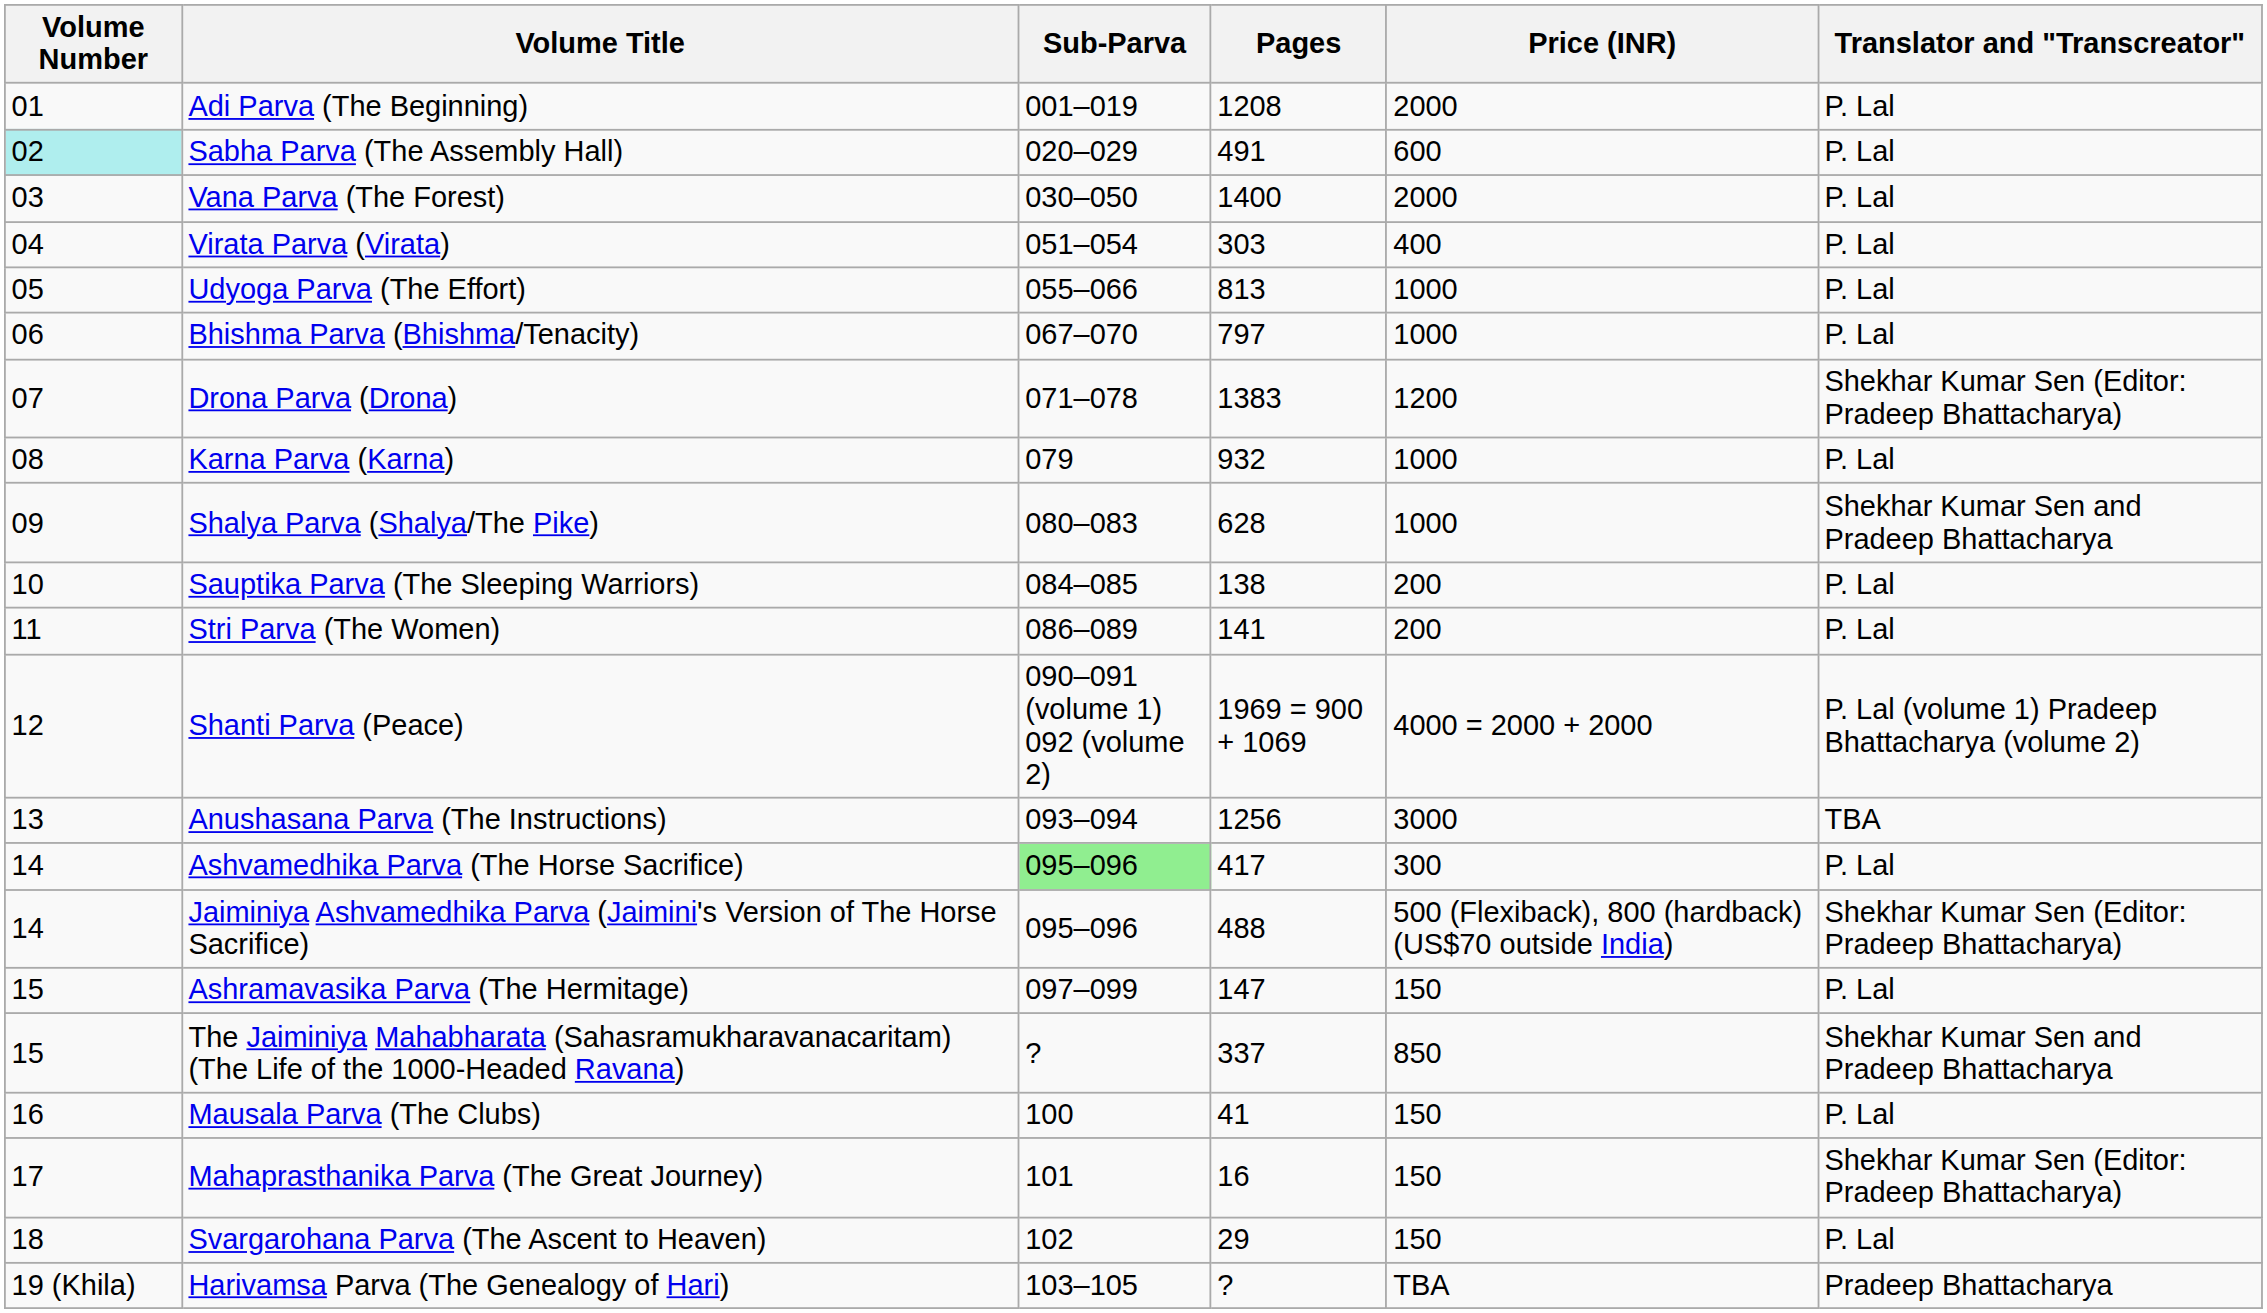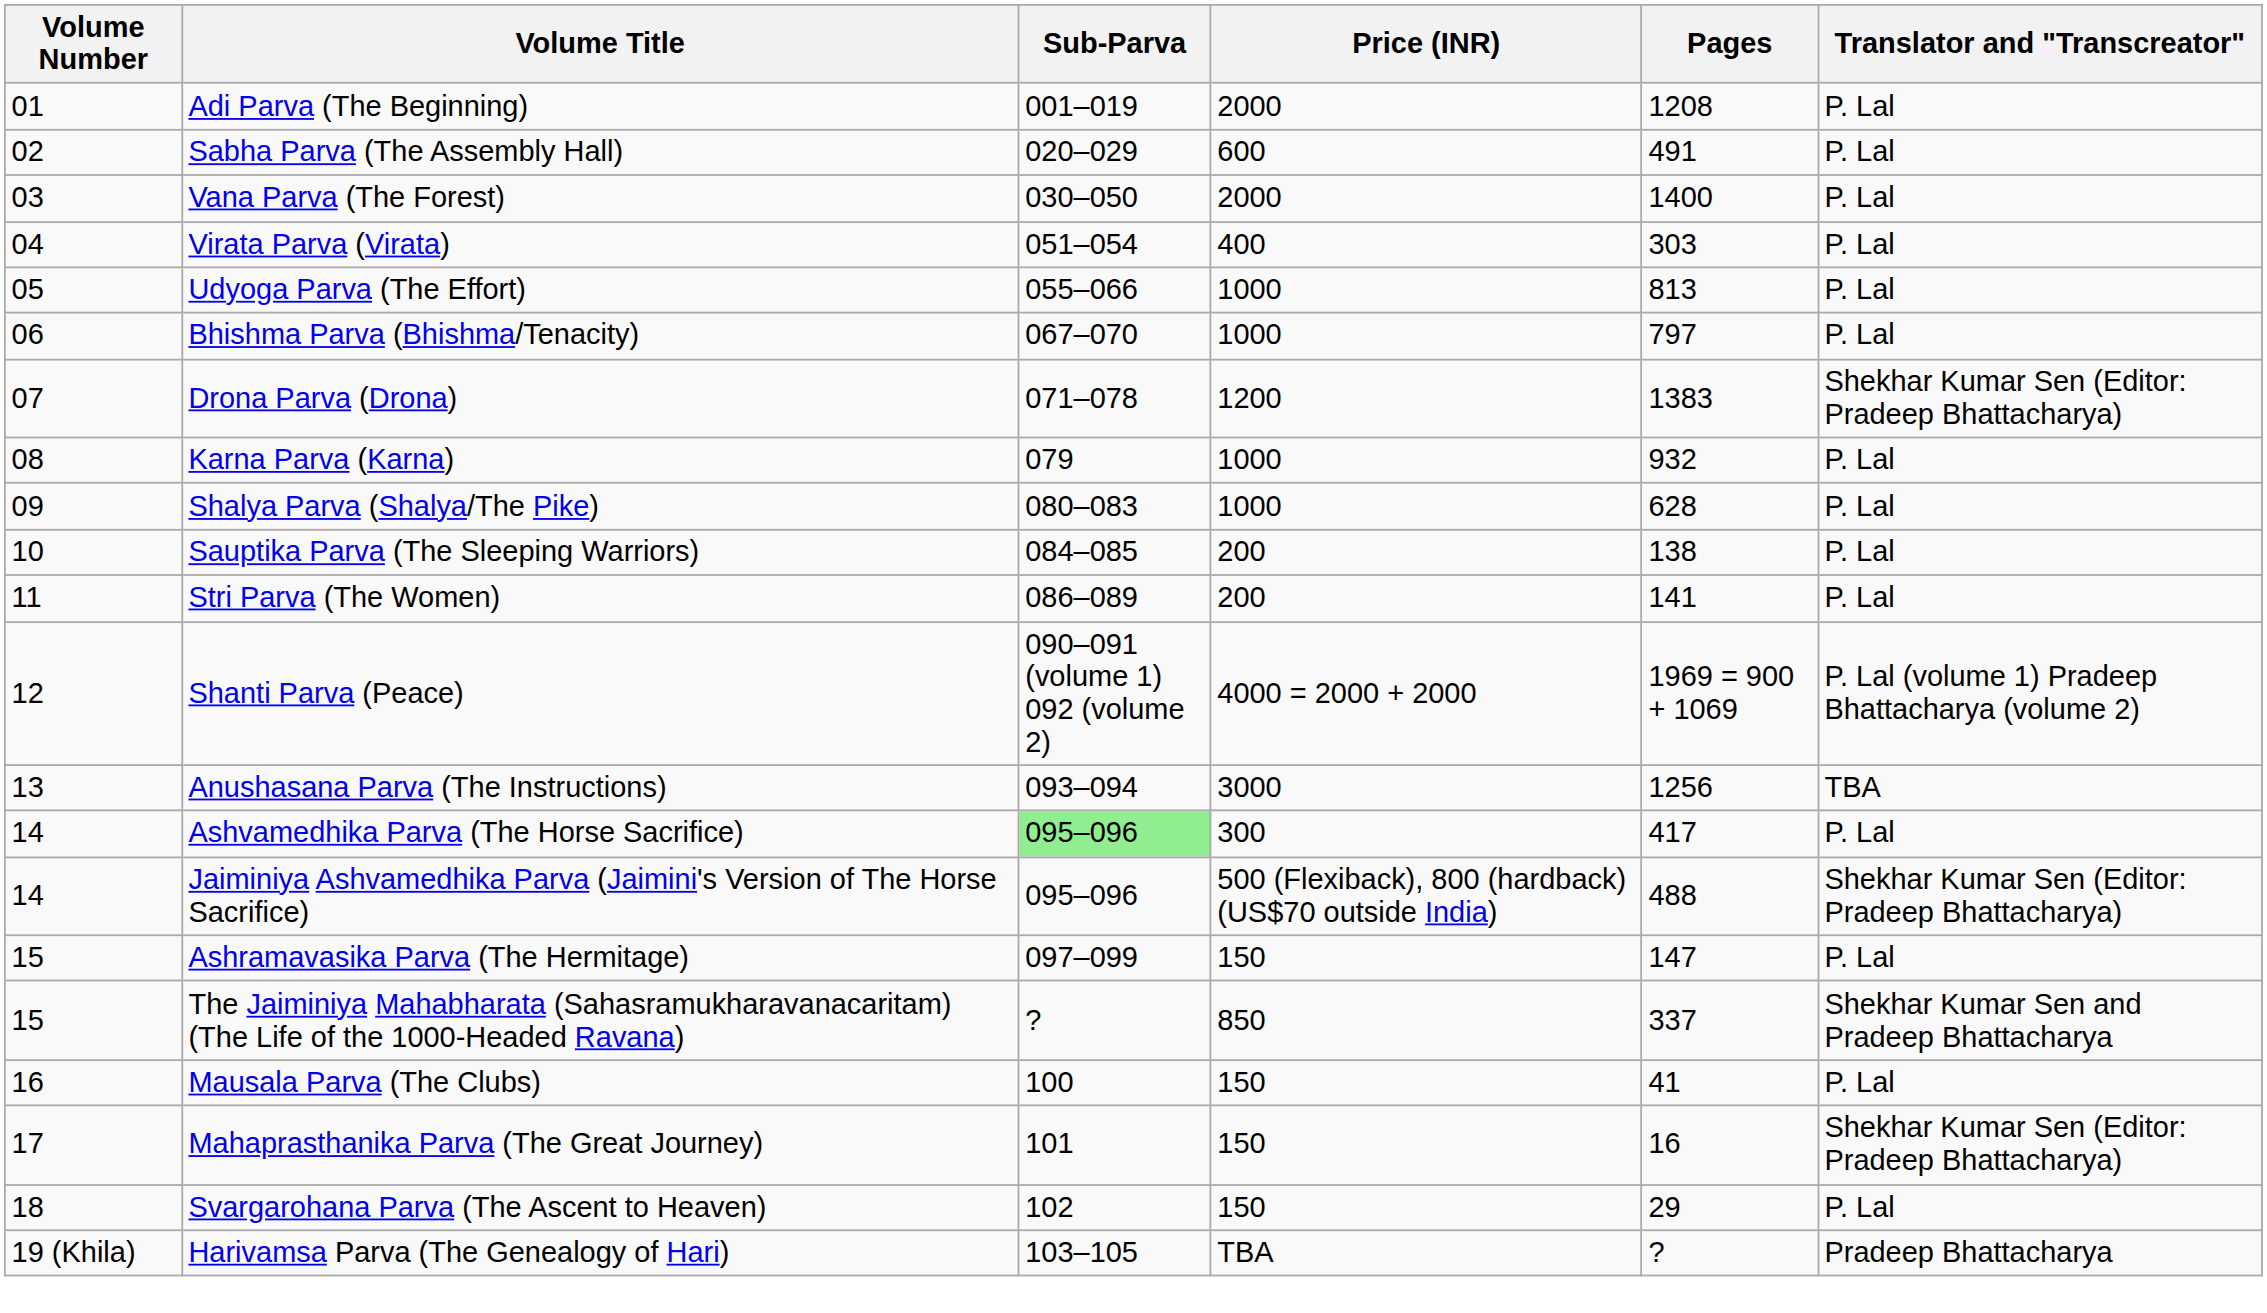columns swapped: (1299, 43) <-> (1602, 43)
(28, 151) paleturquoise background -> (28, 151) no background
(1983, 522) Shekhar Kumar Sen and Pradeep Bhattacharya -> (1860, 505) P. Lal
